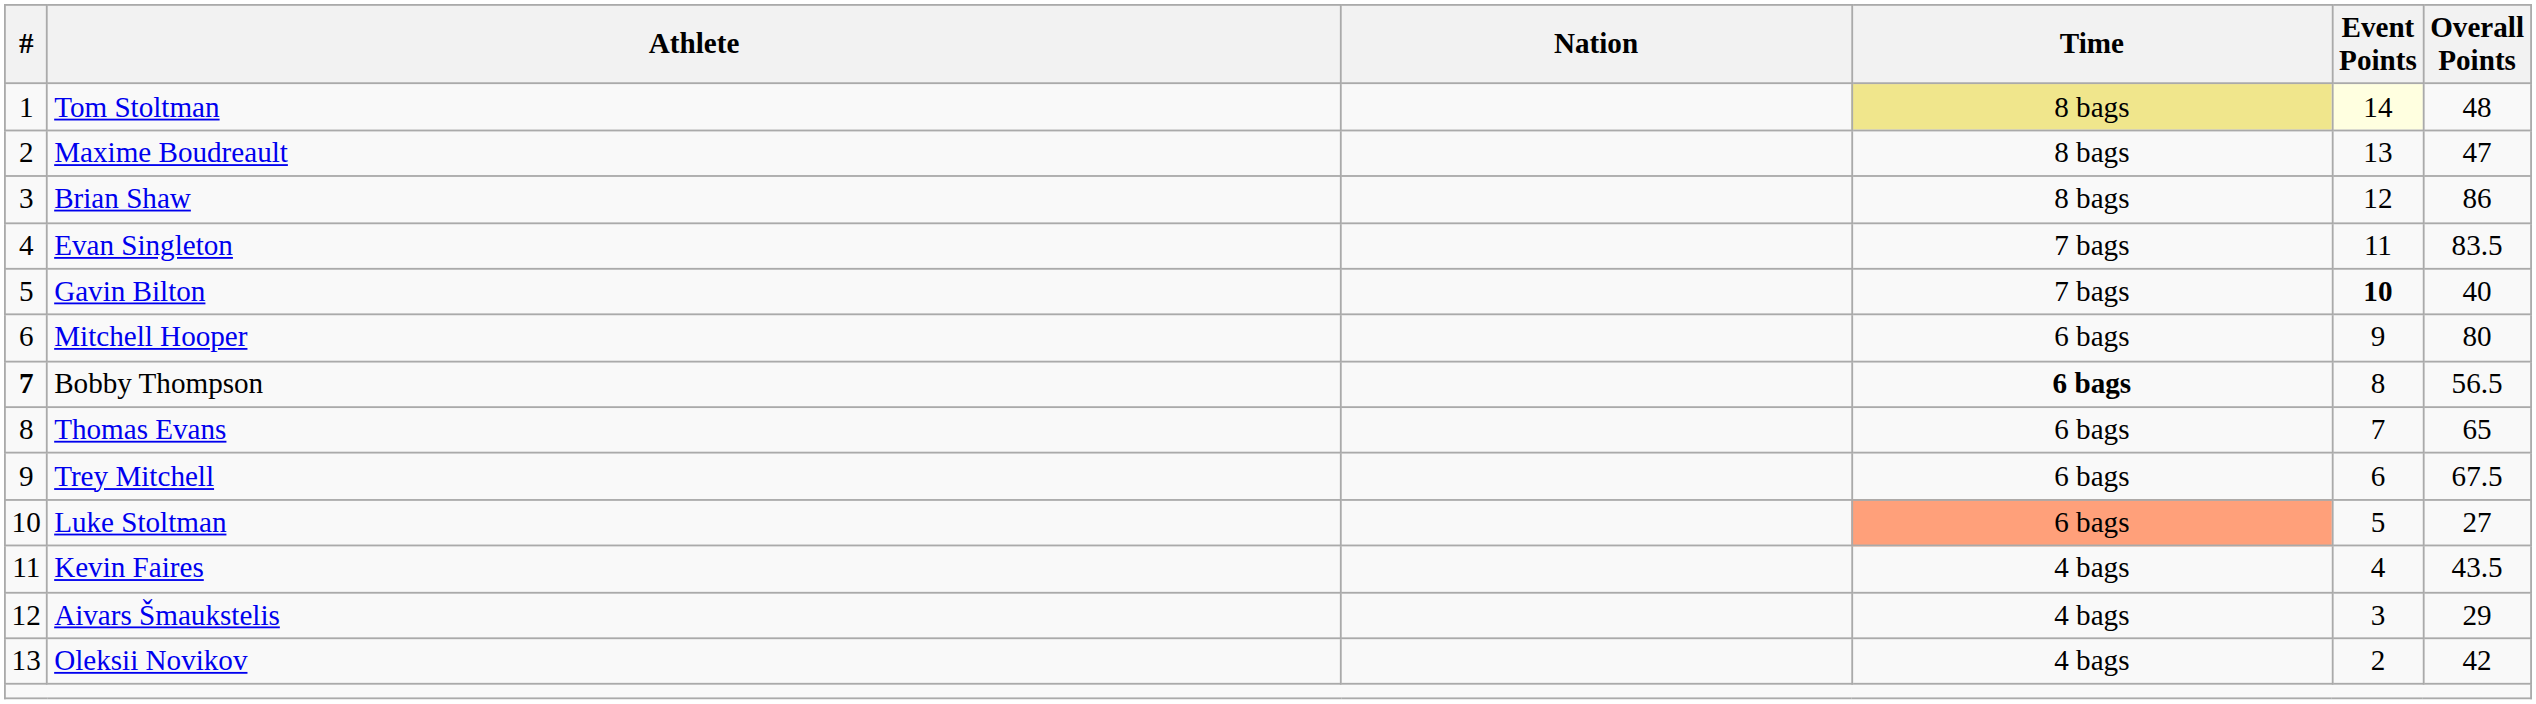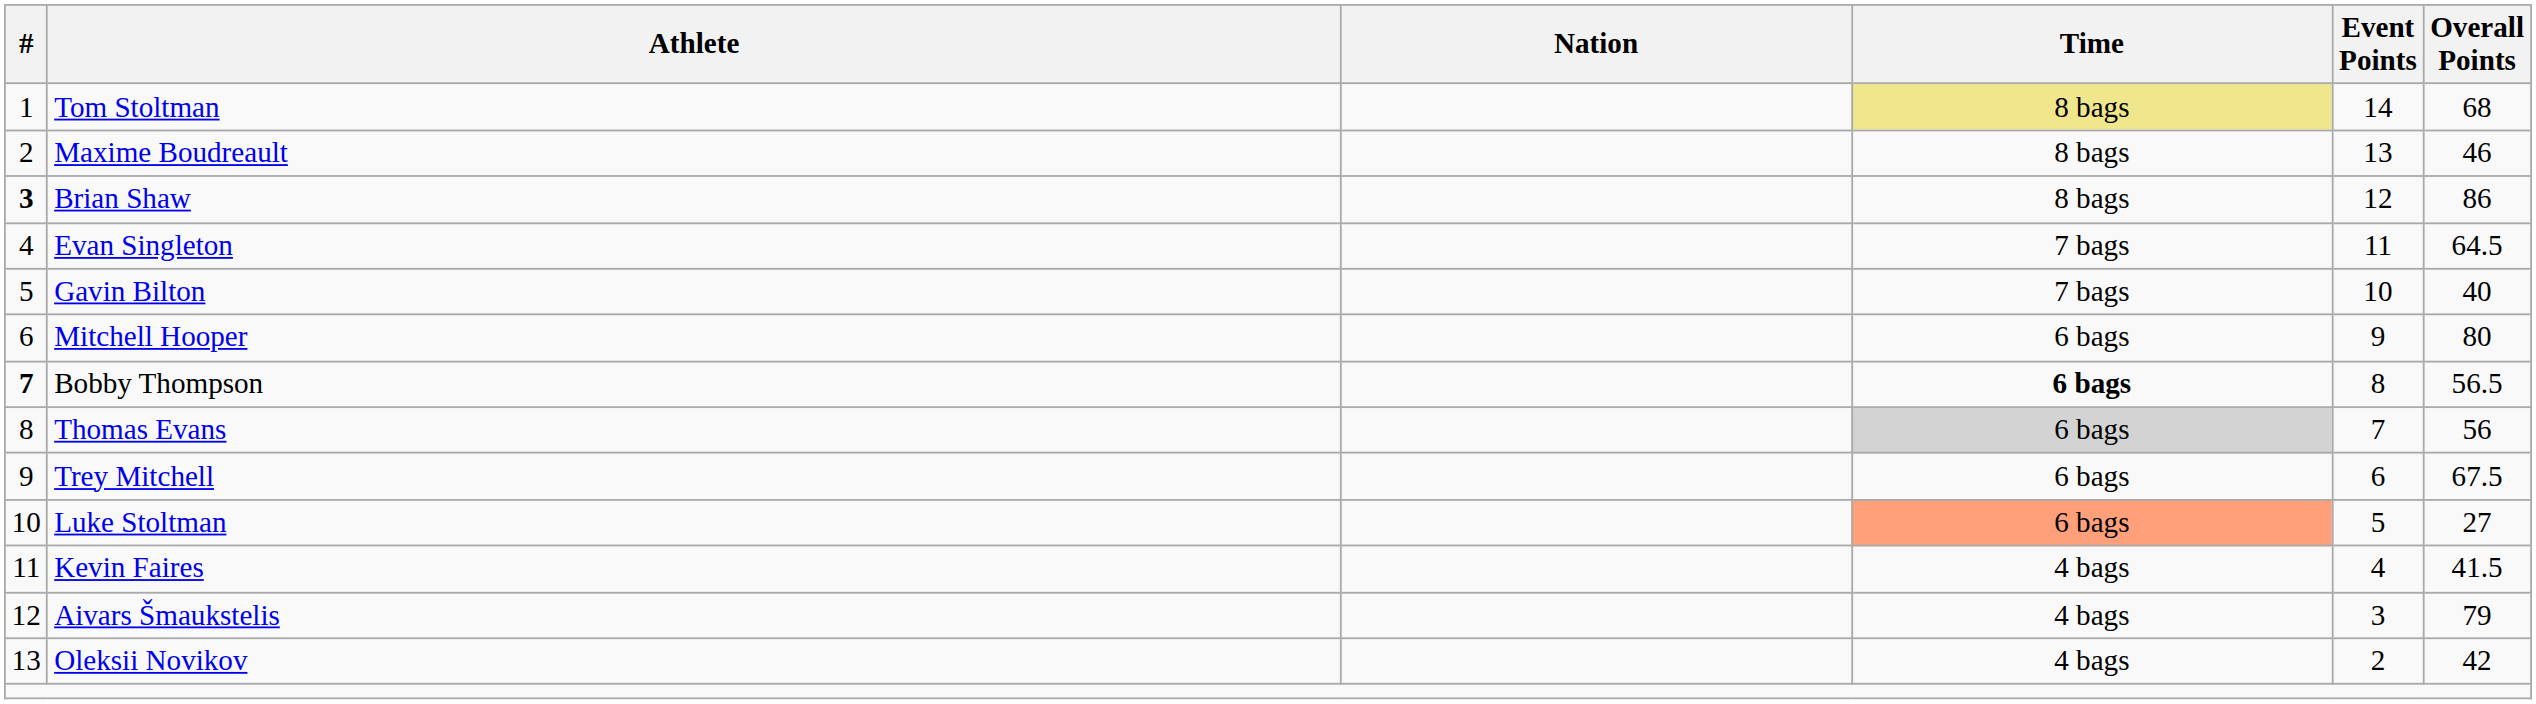(2378, 106) lightyellow background -> (2378, 106) no background
(2477, 106) 48 -> (2477, 106) 68
(2477, 152) 47 -> (2477, 152) 46
(26, 198) normal -> (26, 198) bold
(2477, 245) 83.5 -> (2477, 245) 64.5
(2378, 291) bold -> (2378, 291) normal
(2092, 429) no background -> (2092, 429) lightgrey background
(2477, 429) 65 -> (2477, 429) 56
(2477, 568) 43.5 -> (2477, 568) 41.5
(2477, 614) 29 -> (2477, 614) 79
